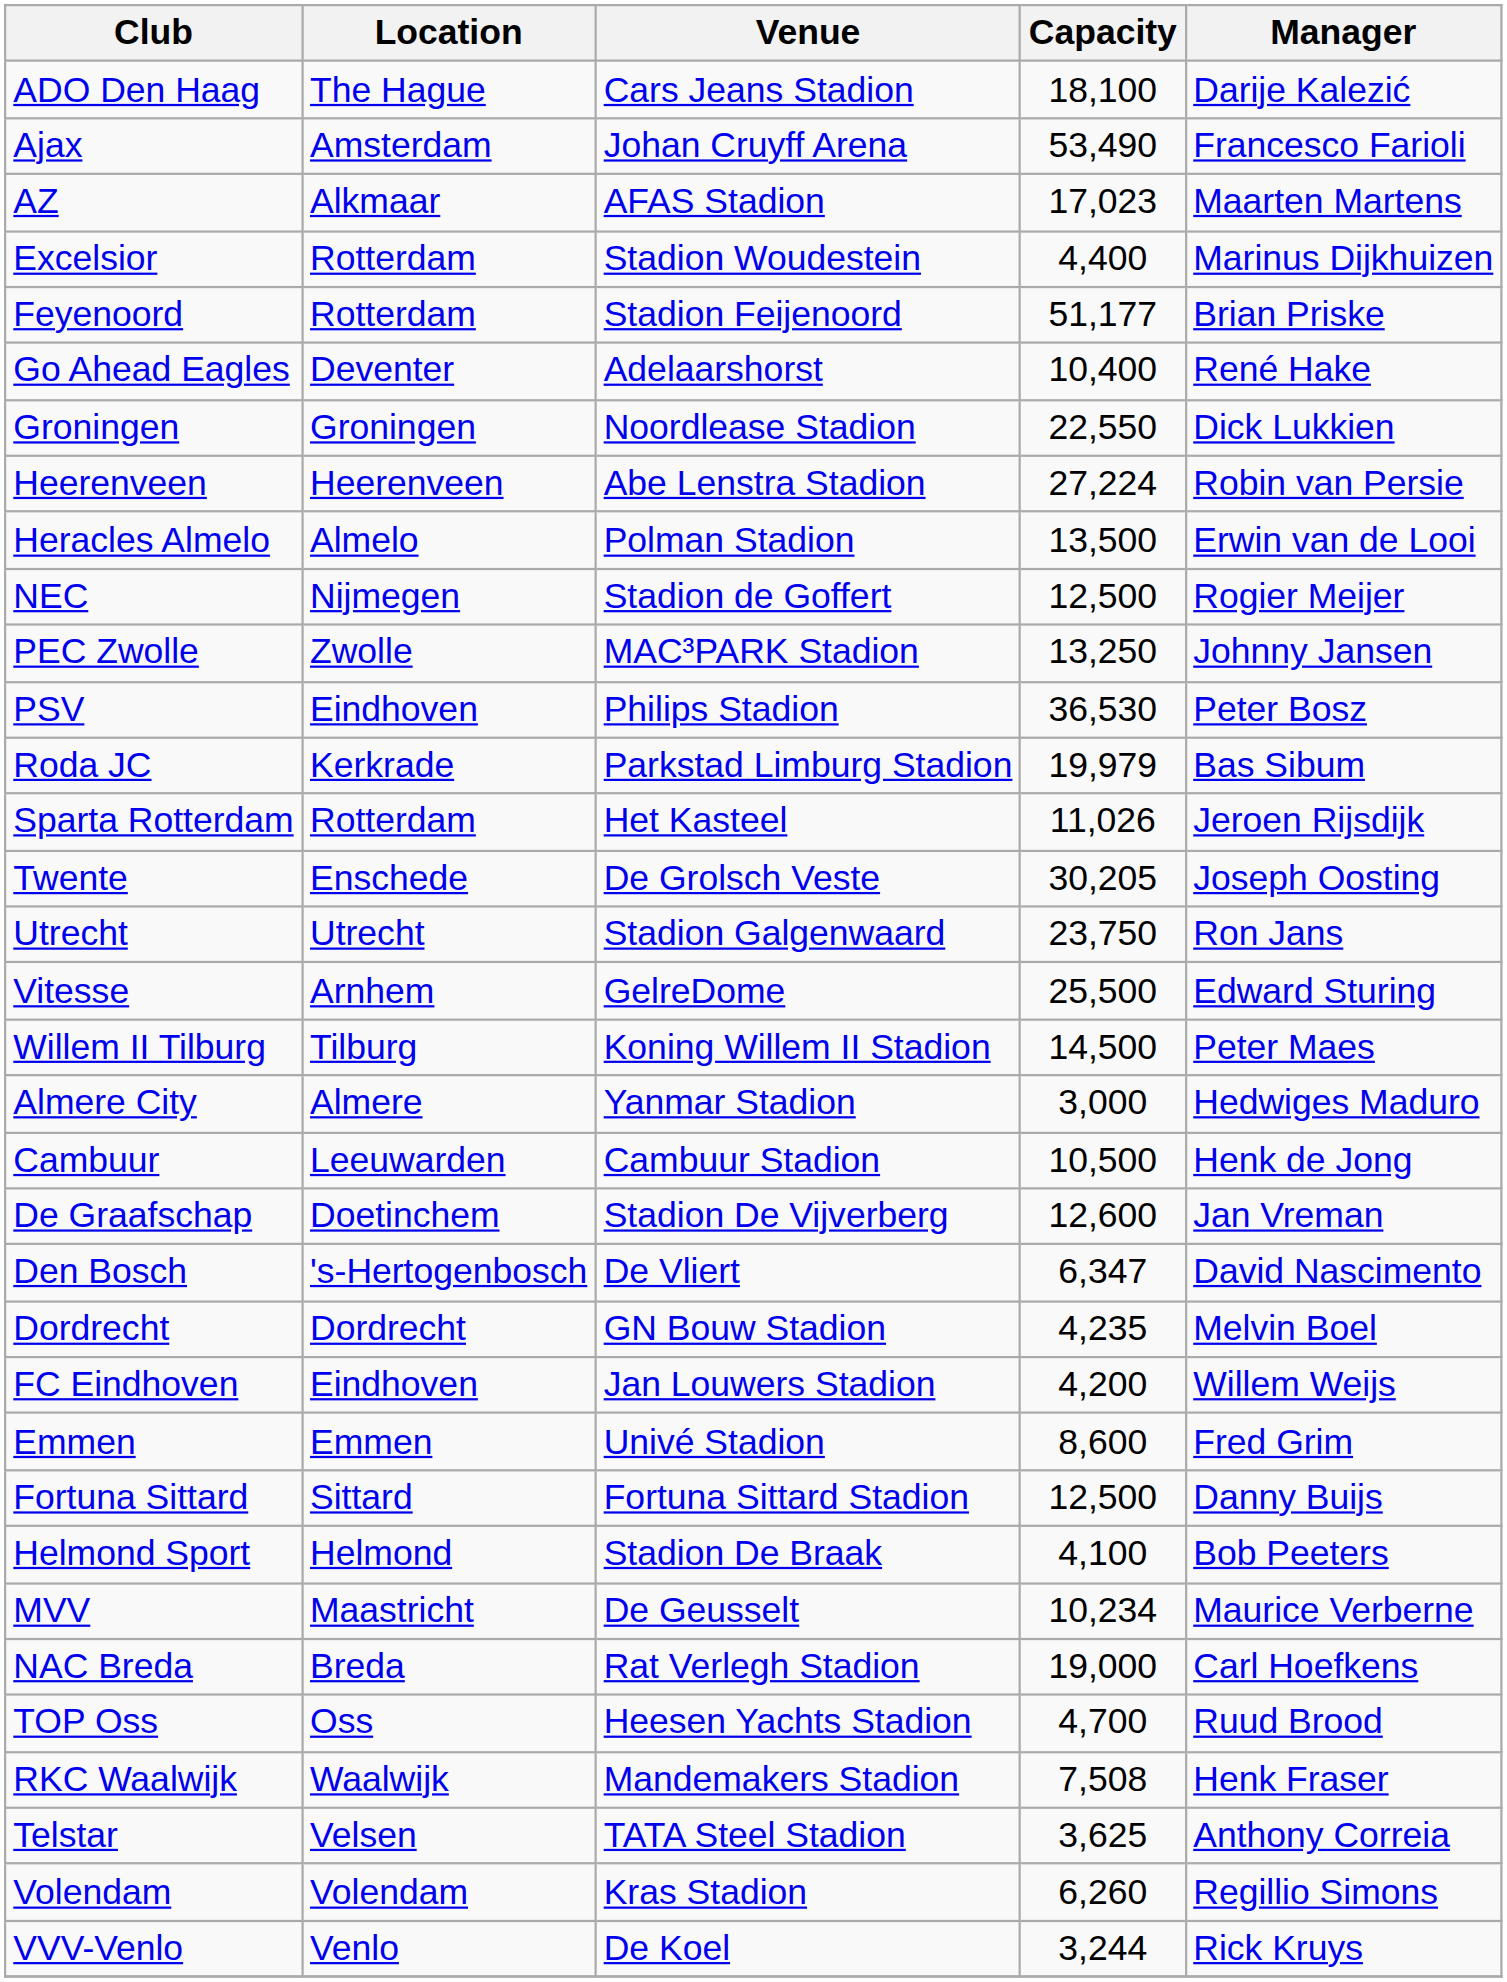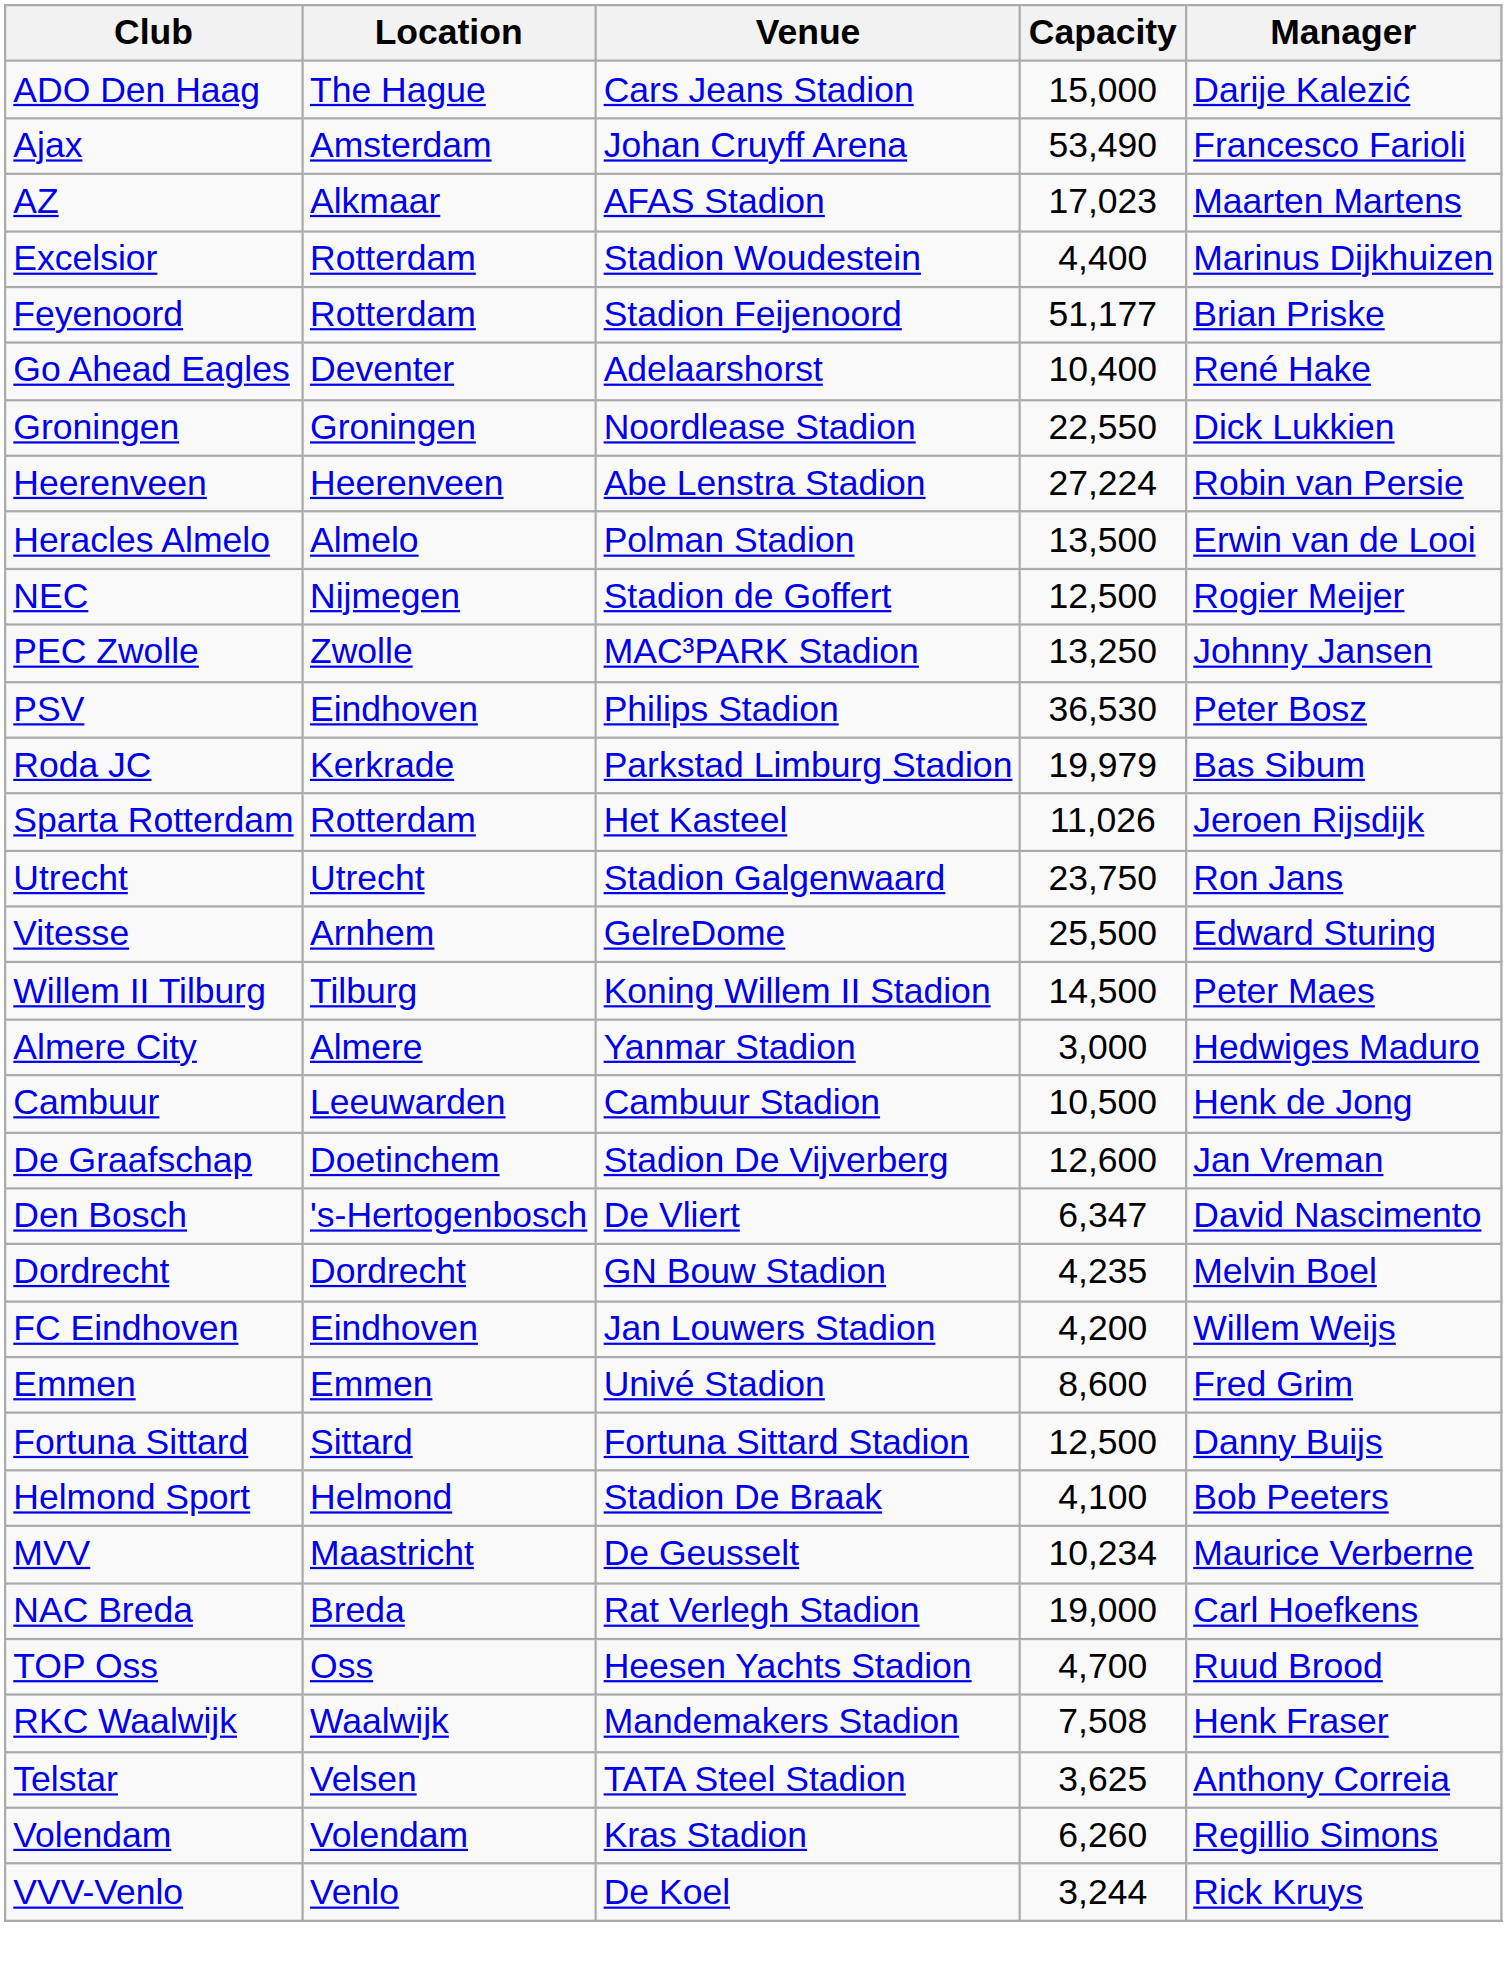(1103, 88) 18,100 -> (1103, 88) 15,000
- row: (71, 877)
